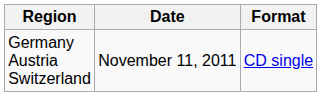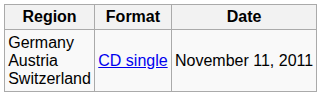columns swapped: (167, 17) <-> (278, 17)
